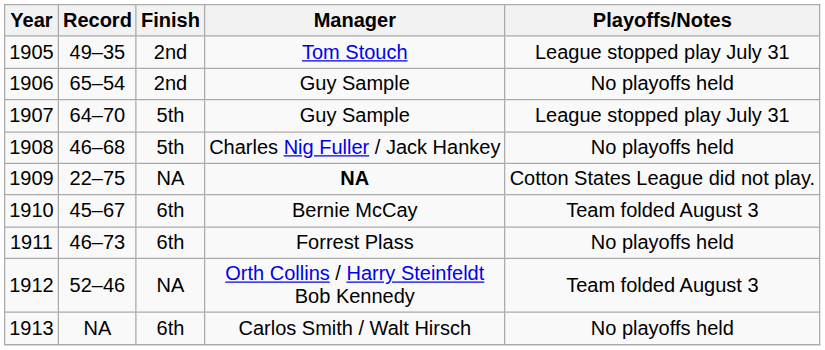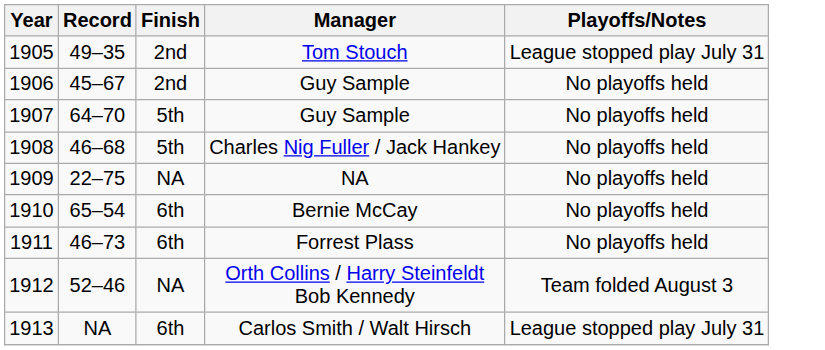(97, 83) 65–54 -> (97, 83) 45–67
(662, 115) League stopped play July 31 -> (637, 115) No playoffs held
(355, 178) bold -> (355, 178) normal
(662, 178) Cotton States League did not play. -> (637, 178) No playoffs held
(97, 210) 45–67 -> (97, 210) 65–54
(662, 210) Team folded August 3 -> (637, 210) No playoffs held
(662, 328) No playoffs held -> (637, 328) League stopped play July 31
